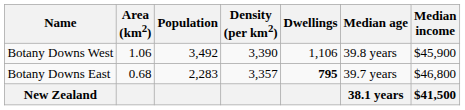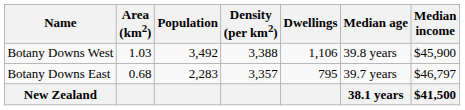(140, 53) 1.06 -> (140, 53) 1.03
(263, 53) 3,390 -> (263, 53) 3,388
(328, 73) bold -> (328, 73) normal
(435, 73) $46,800 -> (435, 73) $46,797
